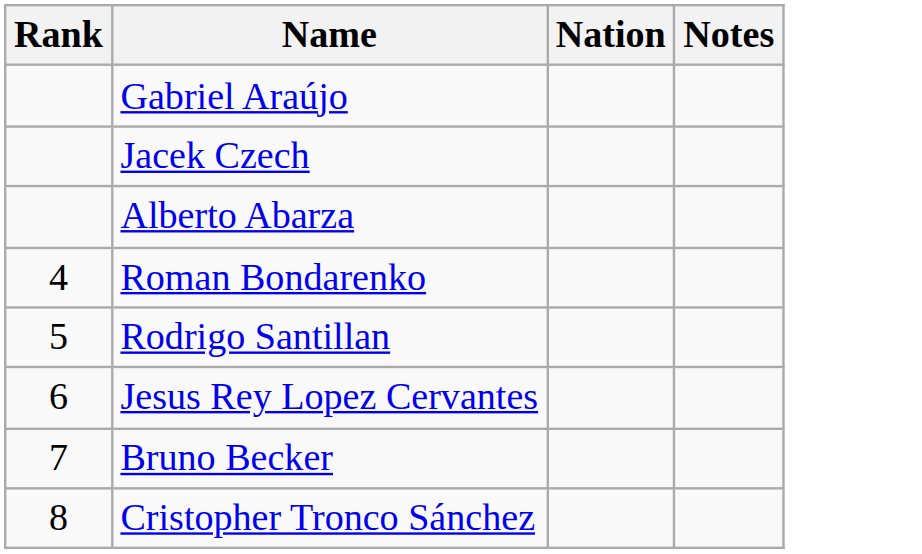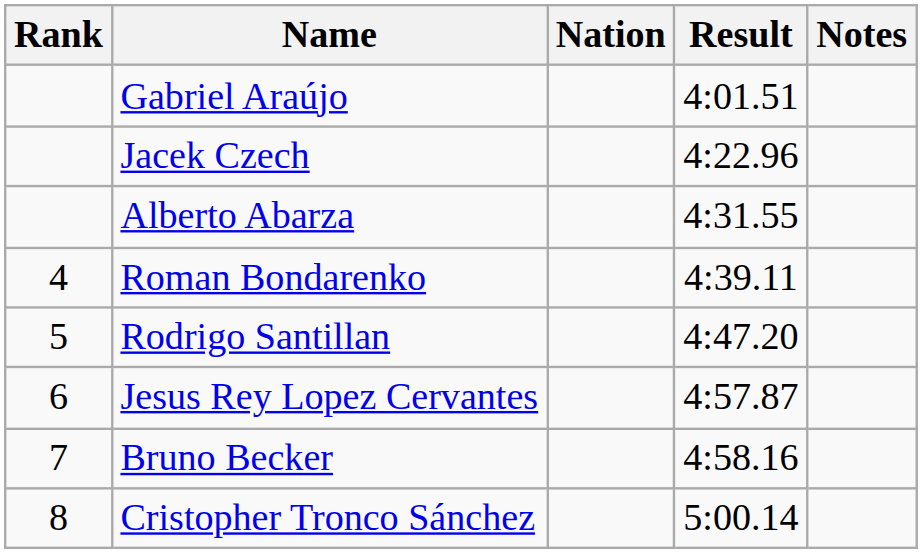+ column: (741, 34)
